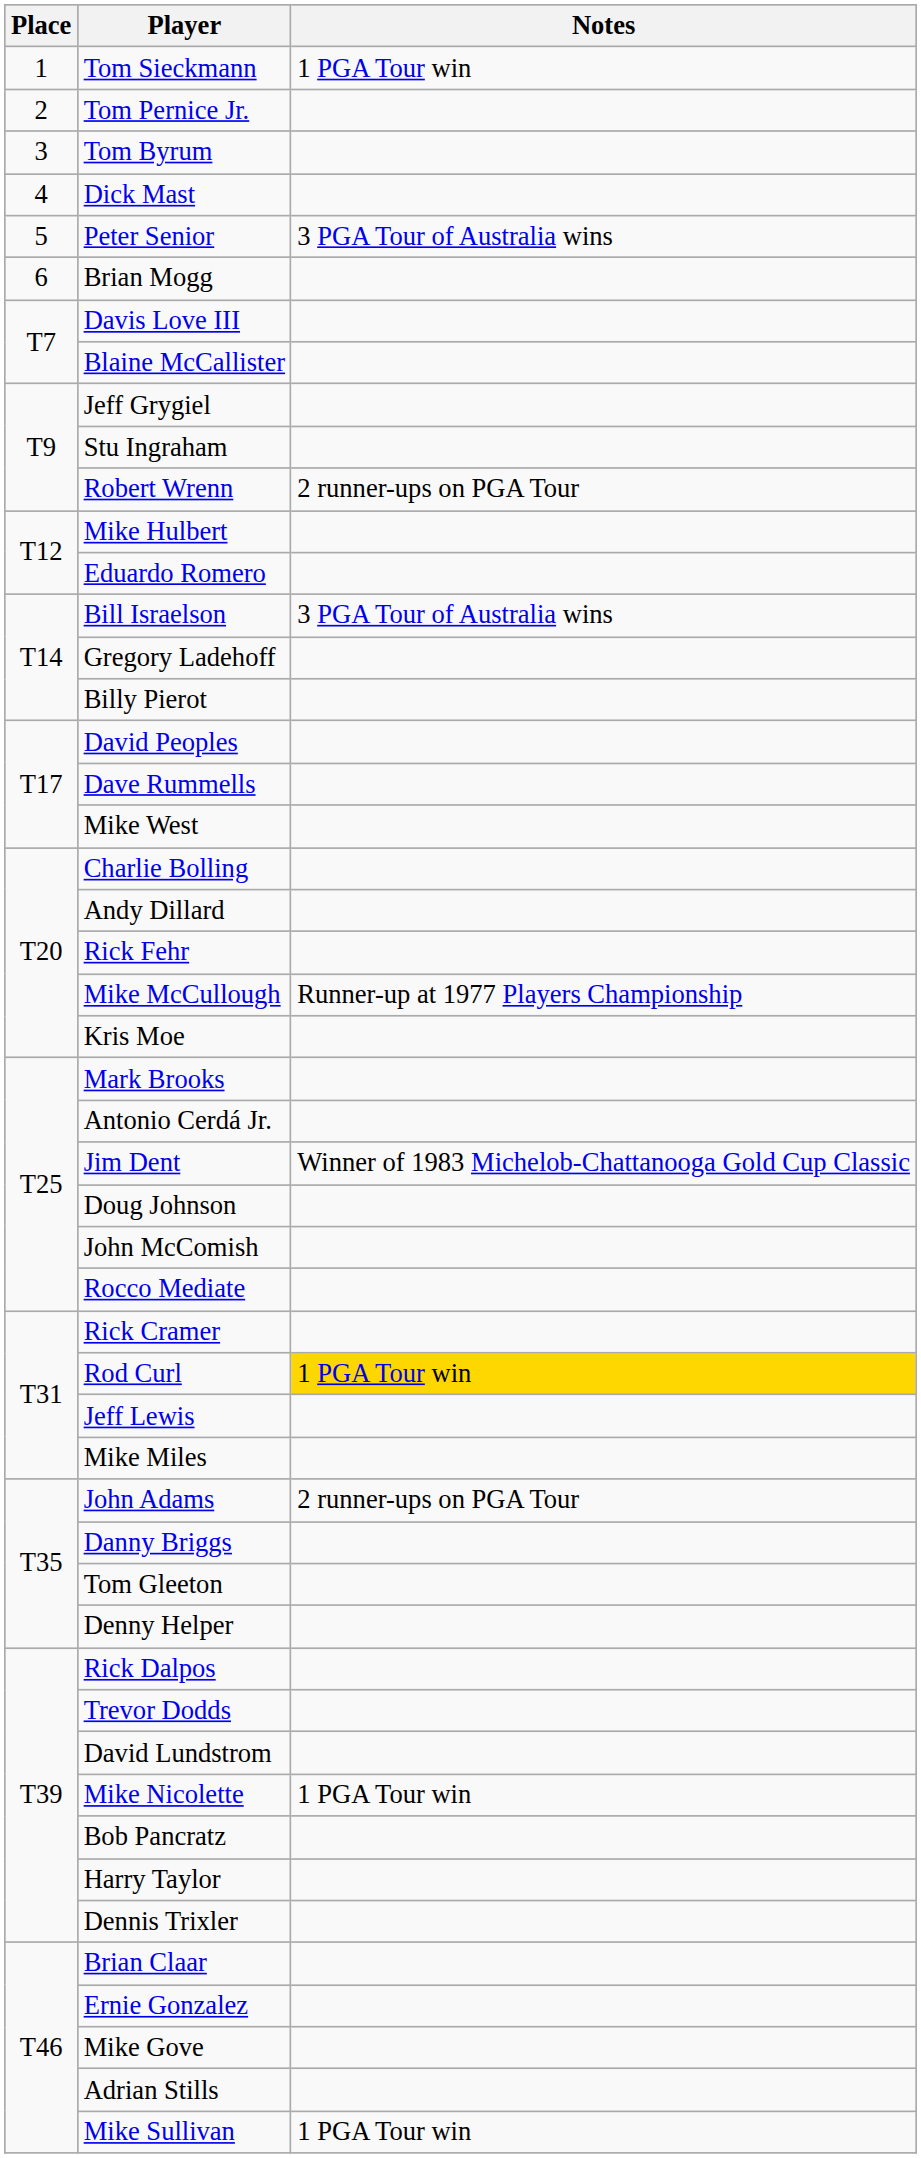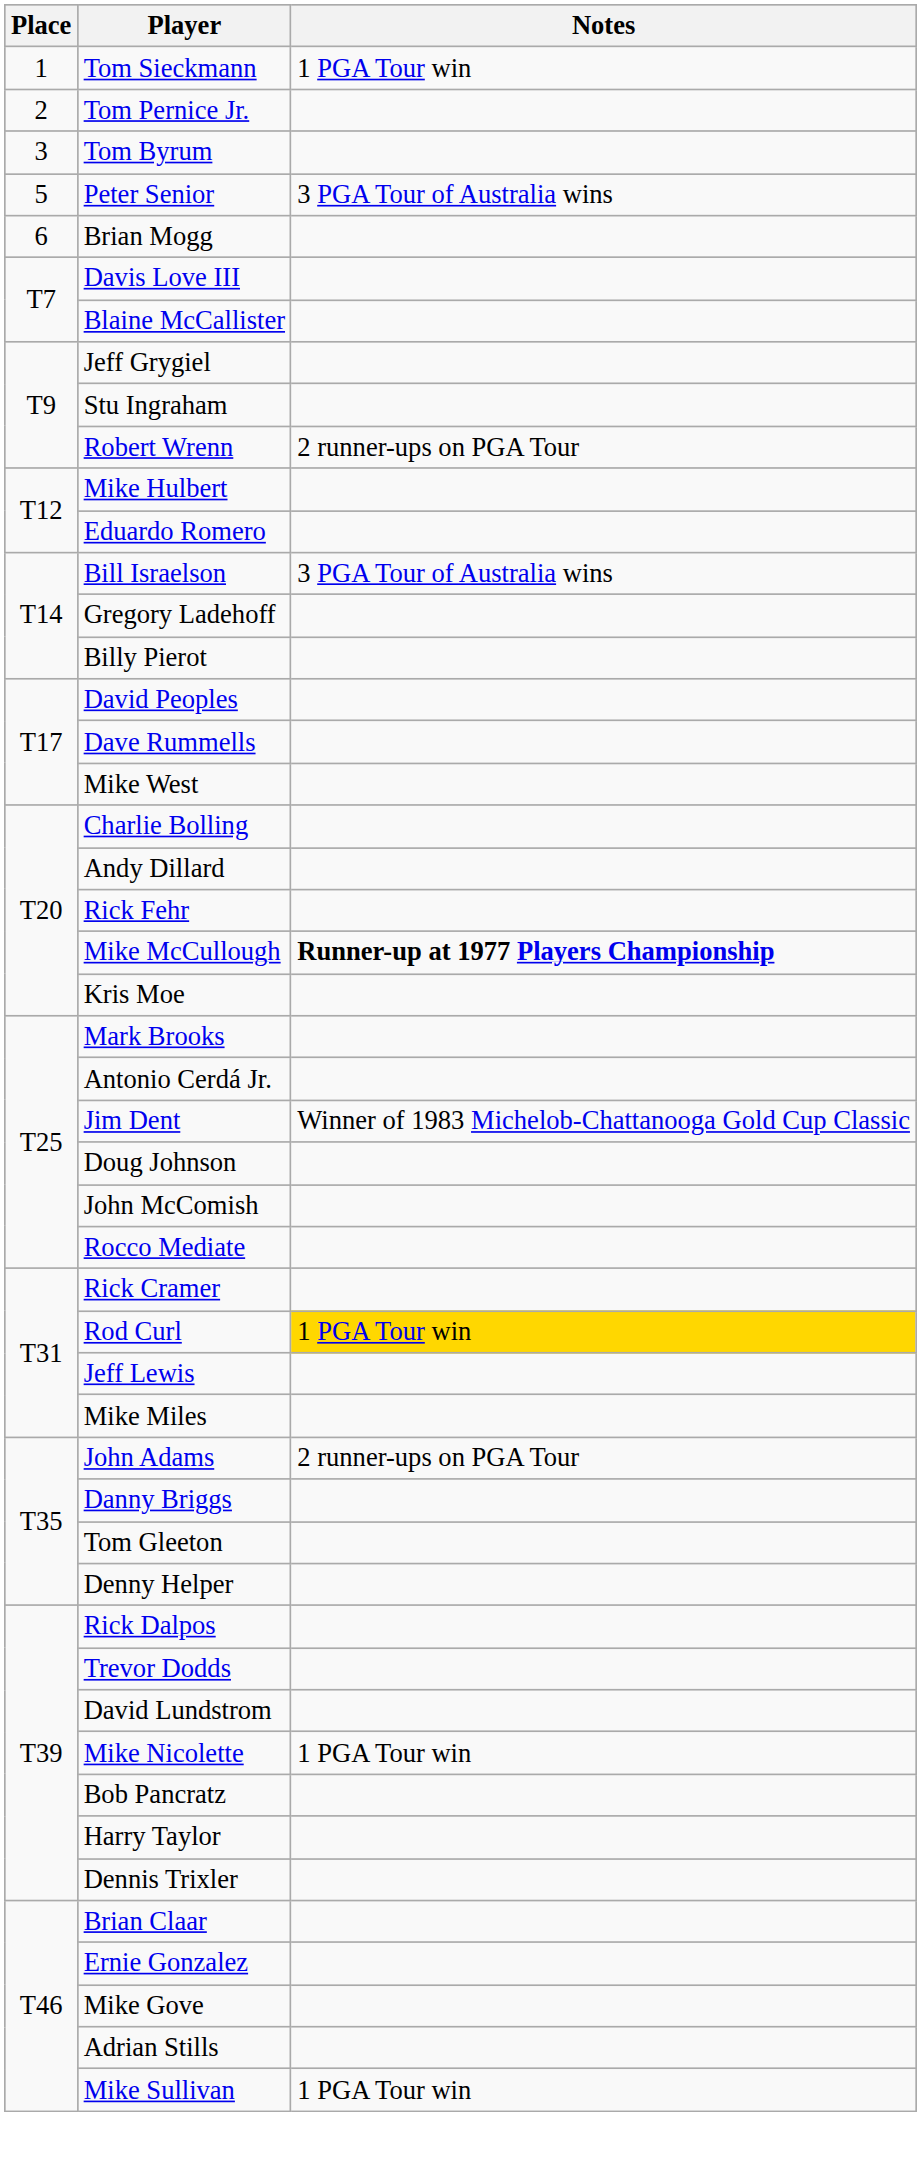- row: (139, 194)
(520, 994) normal -> (536, 952) bold
